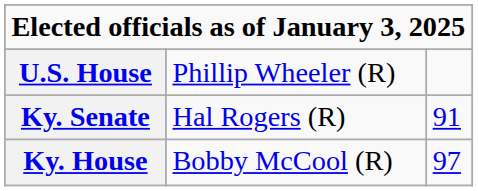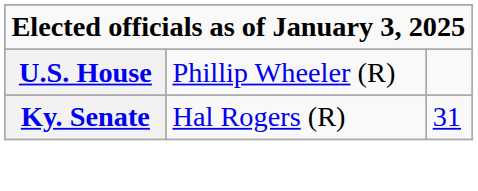(447, 116) 91 -> (447, 116) 31
- row: (85, 161)
